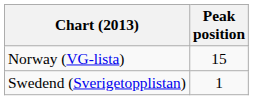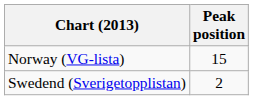(219, 82) 1 -> (219, 82) 2
